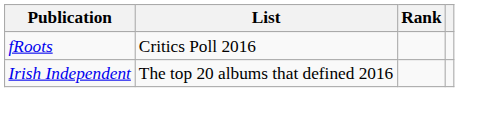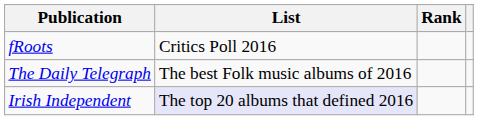+ row: (80, 73)
(266, 73) no background -> (286, 100) lavender background
